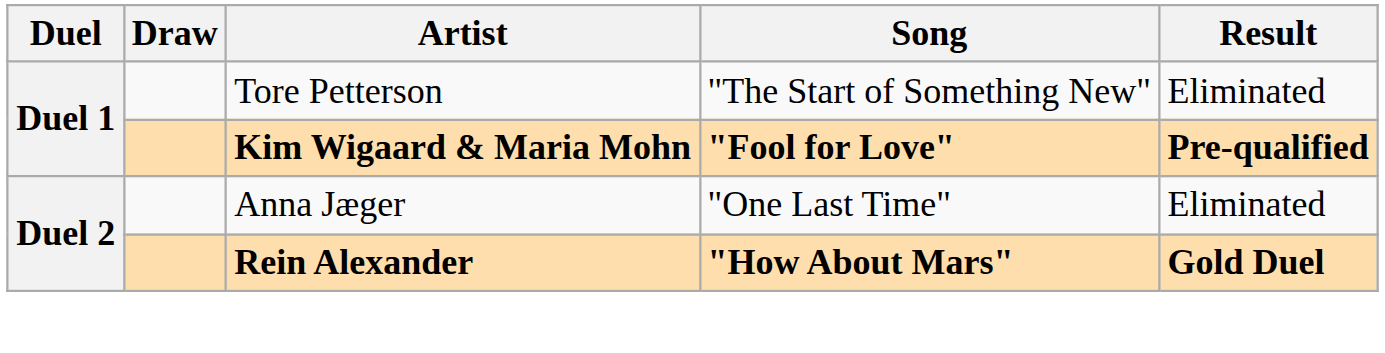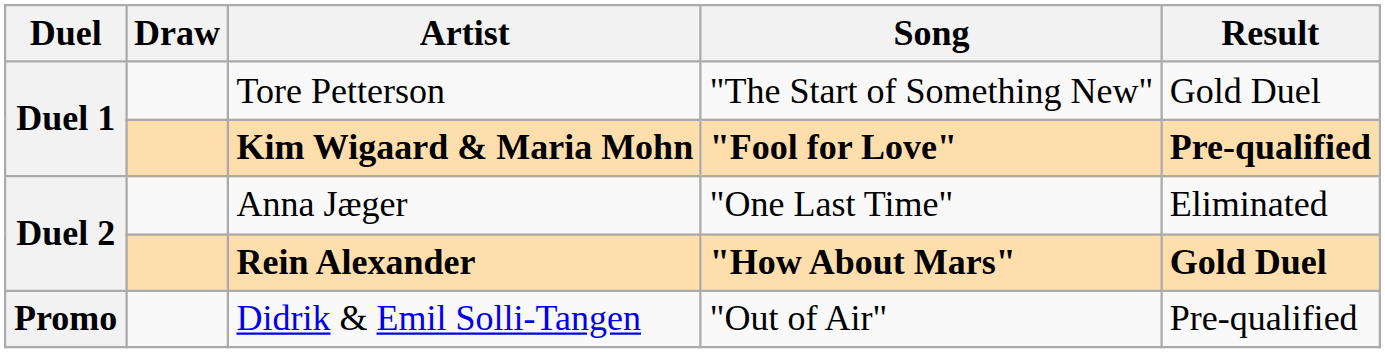(1246, 90) Eliminated -> (1245, 90) Gold Duel
+ row: (439, 318)
